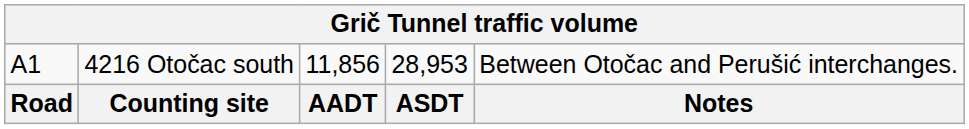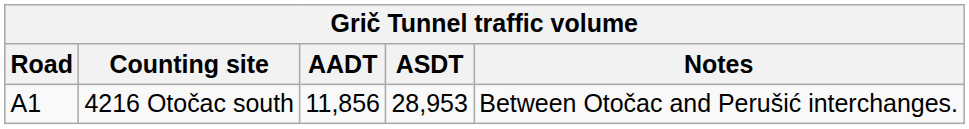rows swapped: (42, 103) <-> (26, 63)
